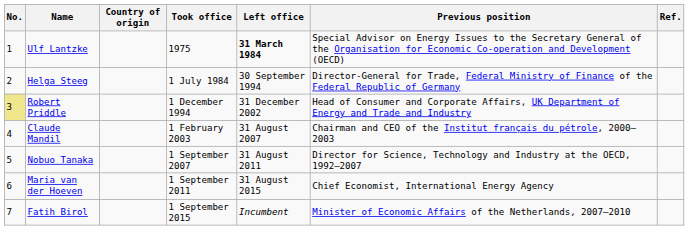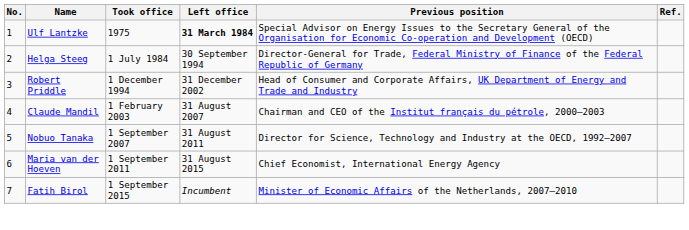- column: (133, 17)
(9, 107) khaki background -> (9, 85) no background
